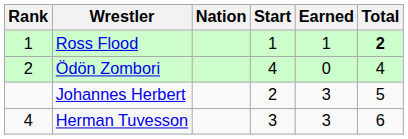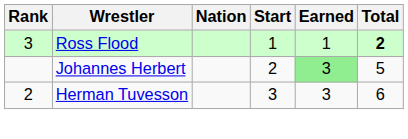(28, 43) 1 -> (28, 43) 3
- row: (108, 69)
(326, 95) no background -> (326, 69) lightgreen background
(28, 120) 4 -> (28, 95) 2
